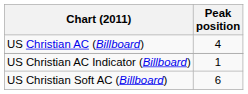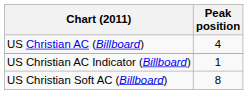(218, 80) 6 -> (218, 80) 8
